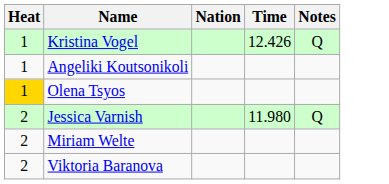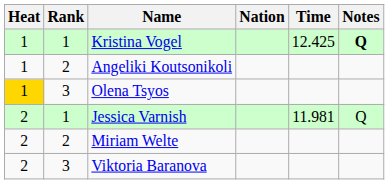+ column: (66, 16)
(270, 41) 12.426 -> (313, 41) 12.425
(317, 41) normal -> (361, 41) bold
(270, 116) 11.980 -> (313, 116) 11.981
